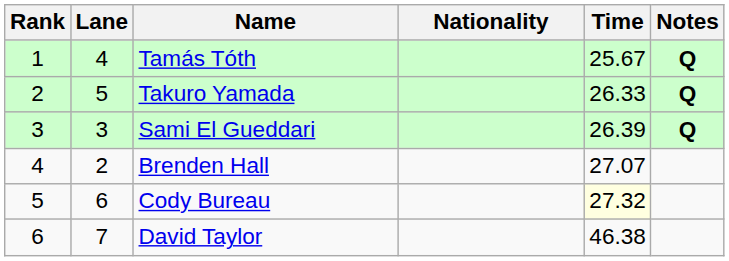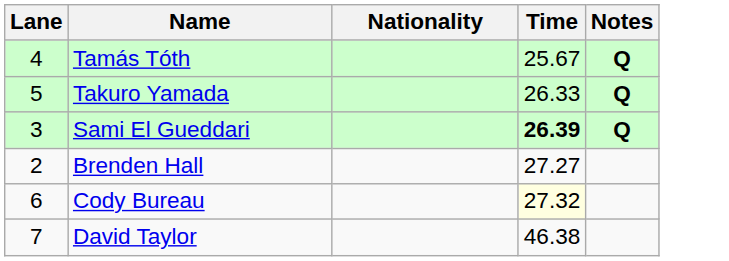- column: (37, 22)
(618, 129) normal -> (552, 129) bold
(618, 165) 27.07 -> (552, 165) 27.27
